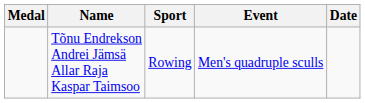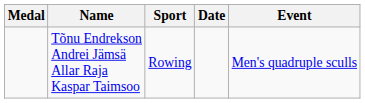columns swapped: (261, 15) <-> (343, 15)
